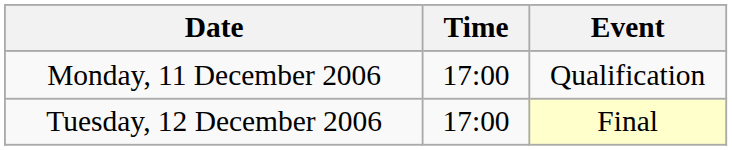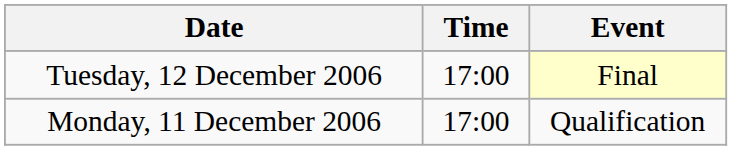rows swapped: (214, 74) <-> (214, 121)
